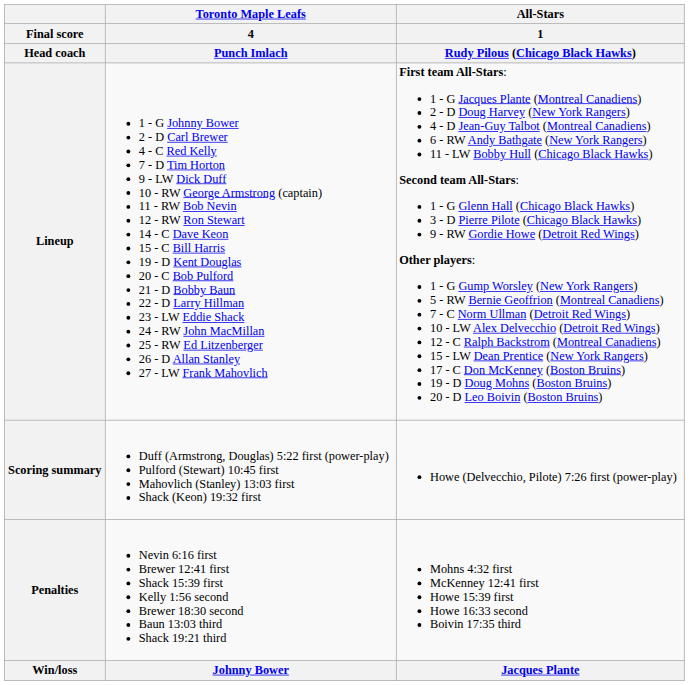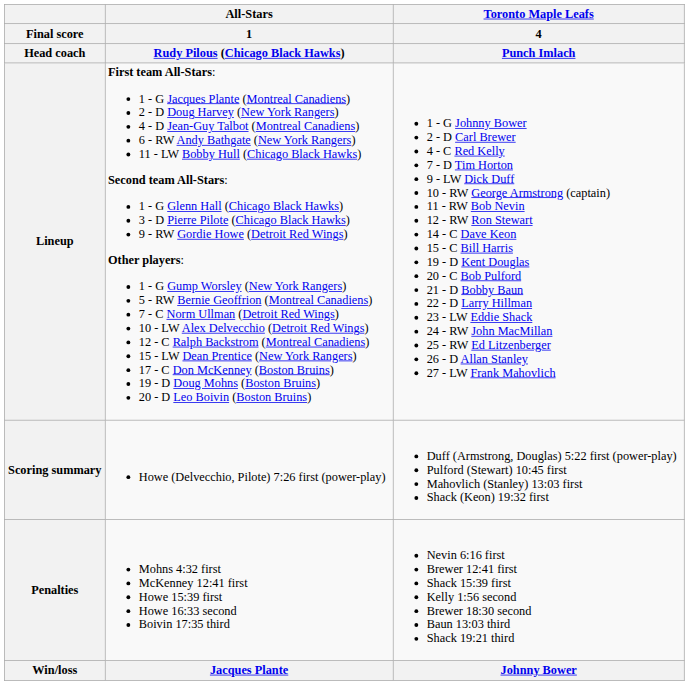columns swapped: (251, 53) <-> (540, 53)
